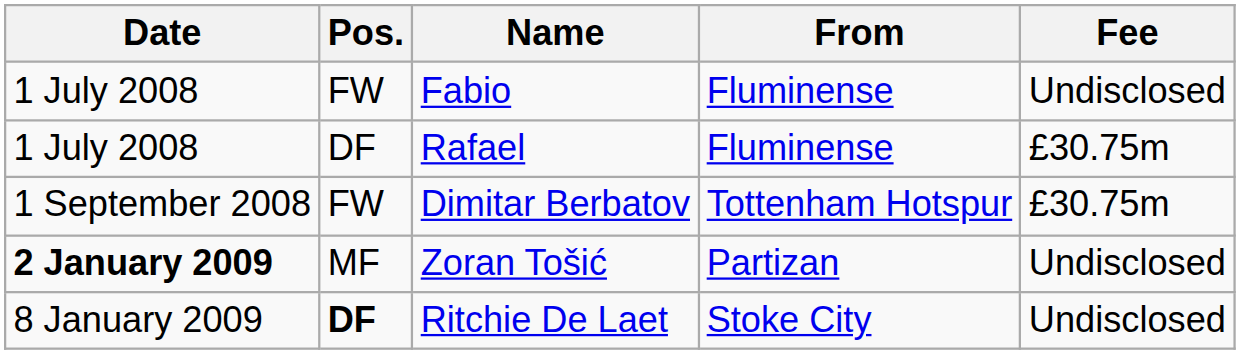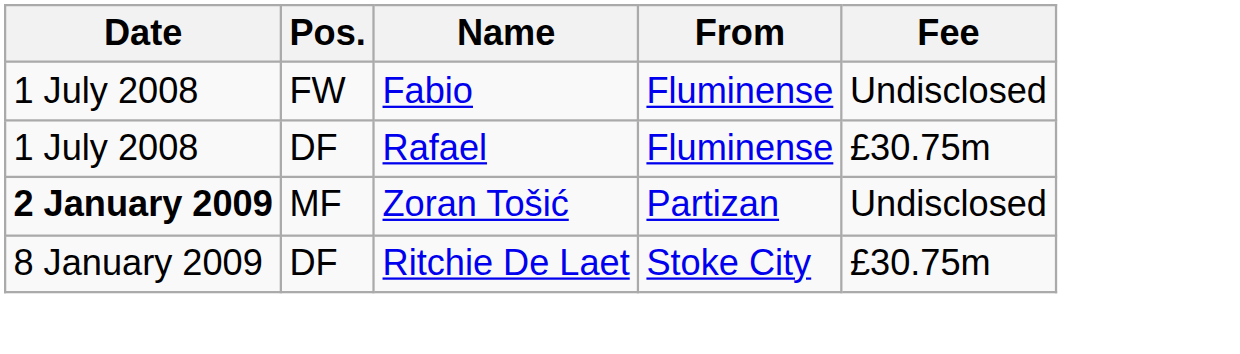- row: (555, 205)
(352, 319) bold -> (314, 262) normal
(1127, 319) Undisclosed -> (920, 262) £30.75m
